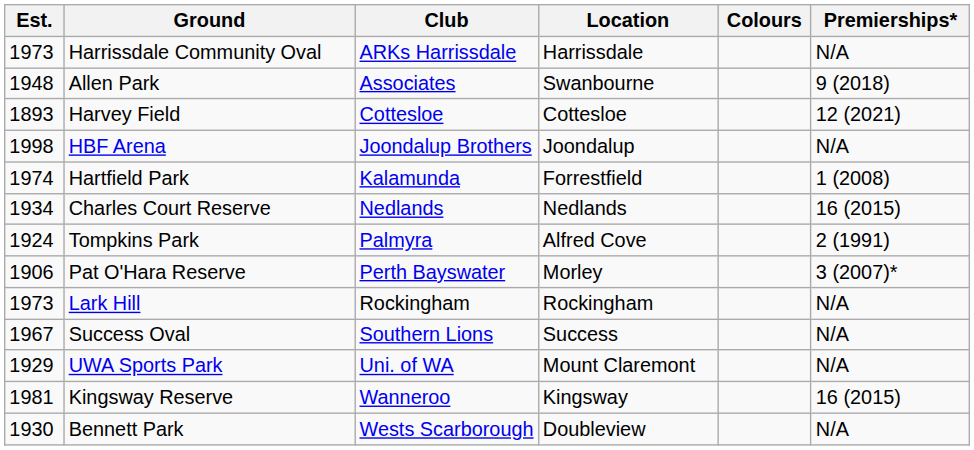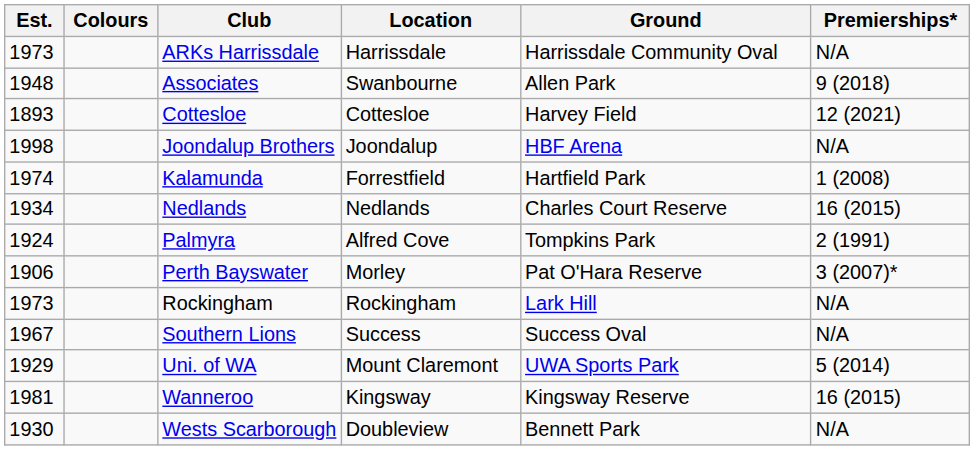columns swapped: (764, 21) <-> (209, 21)
(832, 366) N/A -> (853, 366) 5 (2014)
